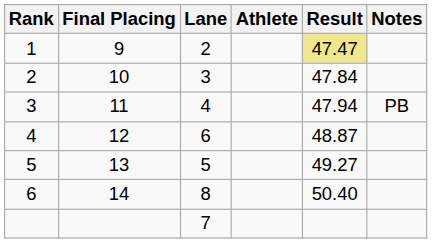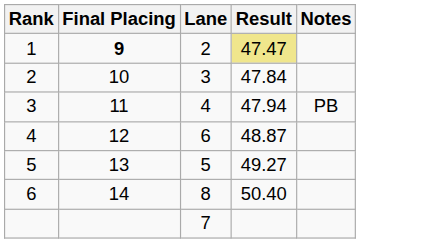- column: (267, 19)
(119, 48) normal -> (119, 48) bold
